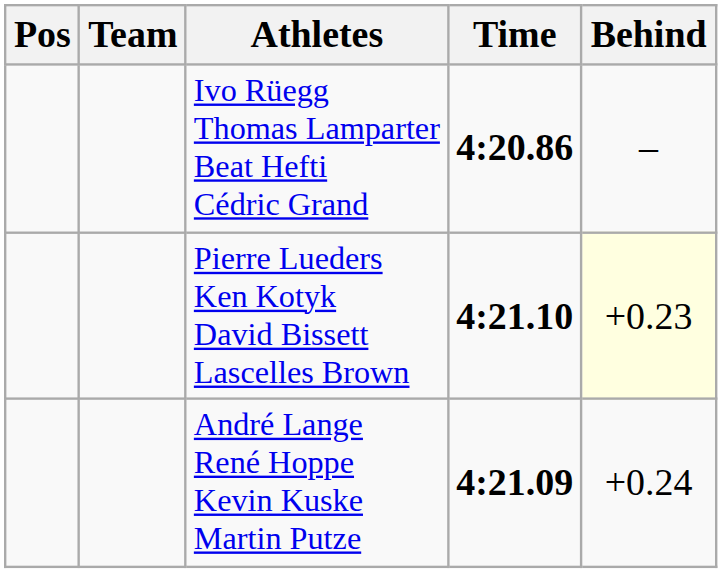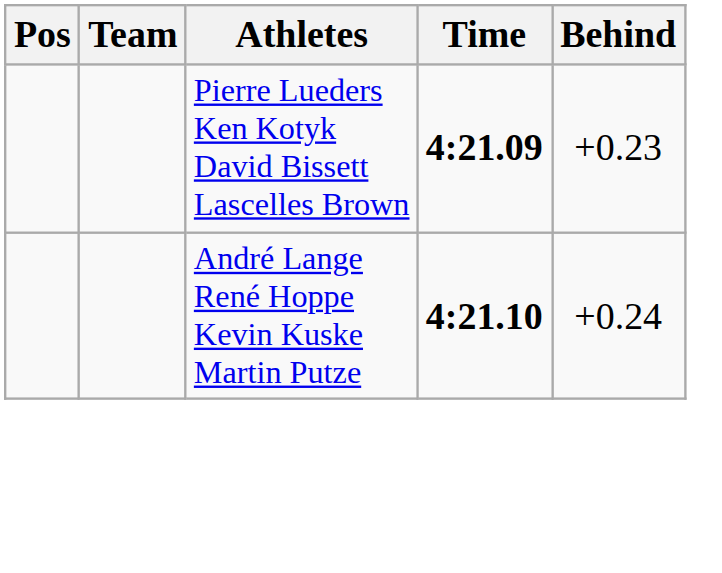- row: (317, 148)
(515, 315) 4:21.10 -> (484, 148) 4:21.09
(649, 315) lightyellow background -> (618, 148) no background
(515, 481) 4:21.09 -> (484, 315) 4:21.10
